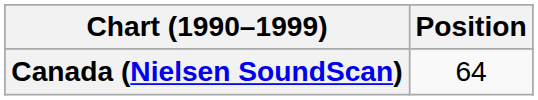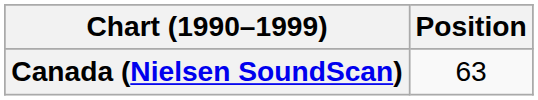(471, 71) 64 -> (471, 71) 63
